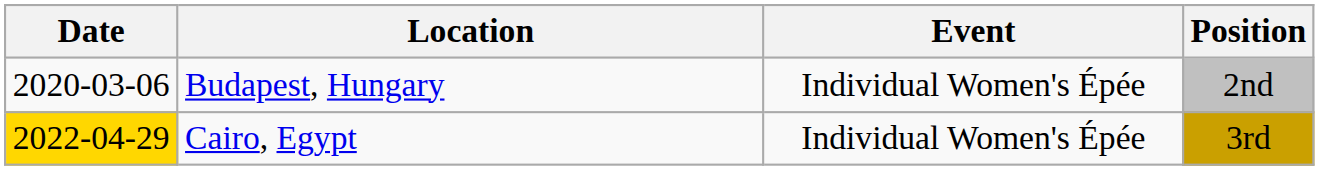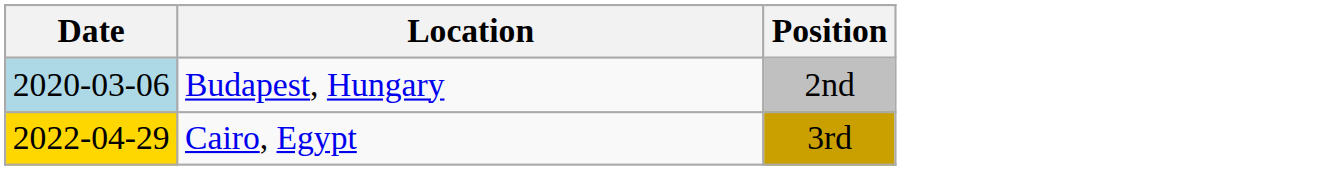- column: (973, 31)
(91, 84) no background -> (91, 84) lightblue background
